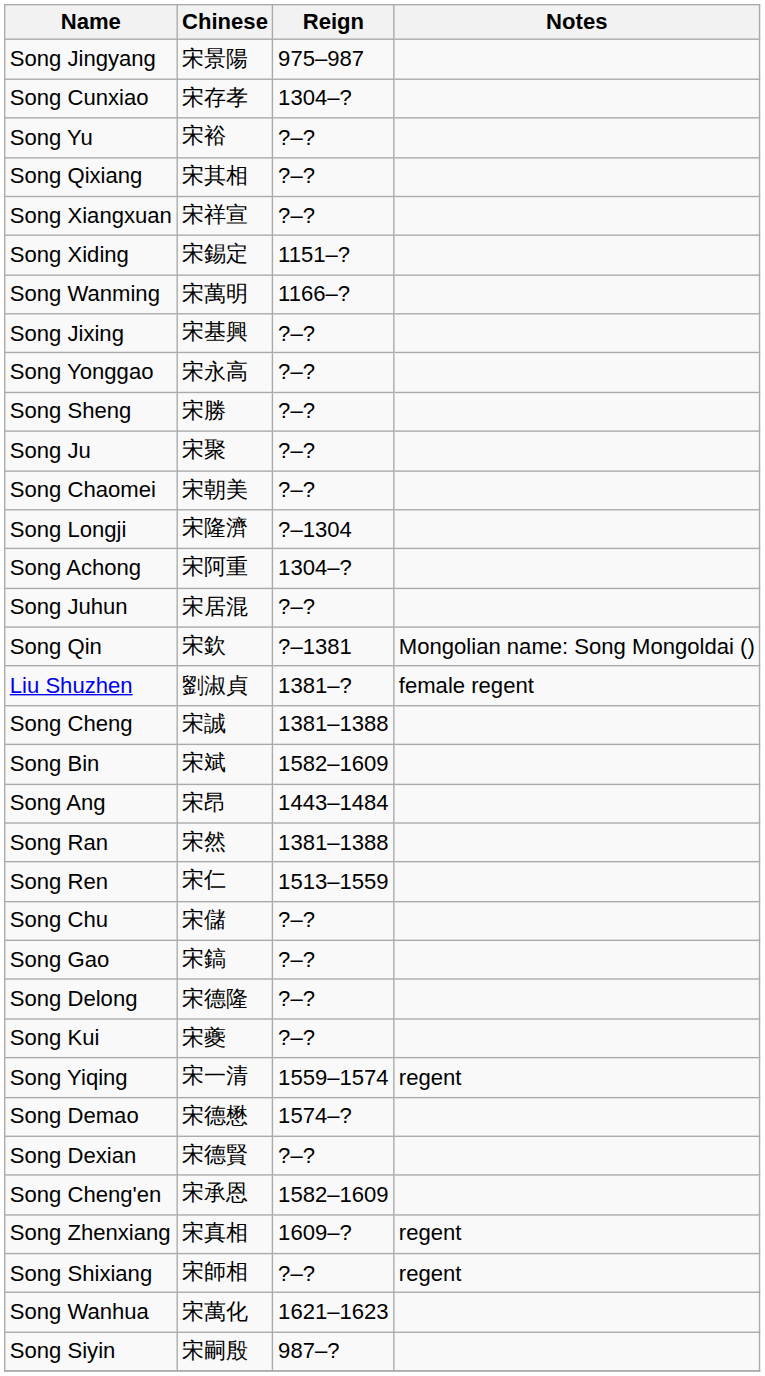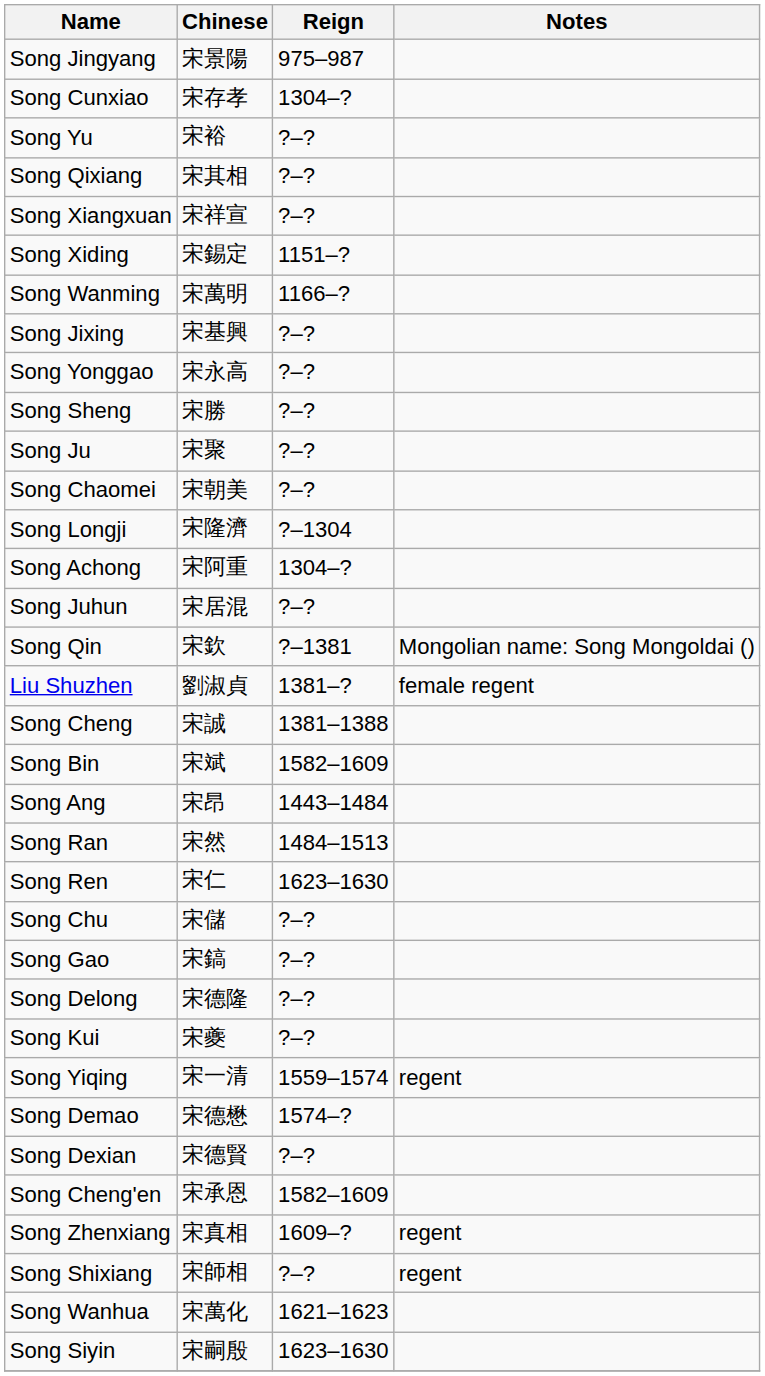(333, 842) 1381–1388 -> (333, 842) 1484–1513
(333, 881) 1513–1559 -> (333, 881) 1623–1630
(309, 1351) 987–? -> (333, 1351) 1623–1630
